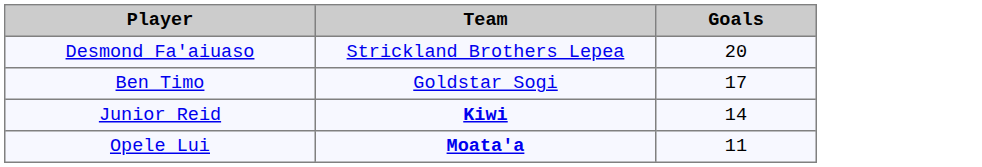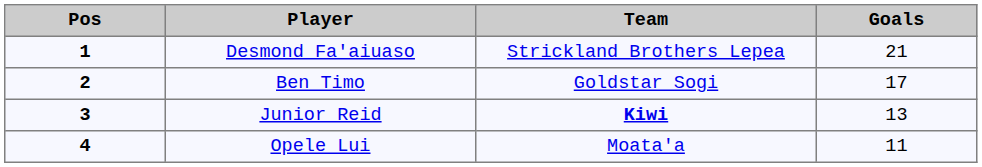+ column: (85, 20)
(736, 52) 20 -> (896, 52) 21
(736, 115) 14 -> (896, 115) 13
(485, 146) bold -> (646, 146) normal
